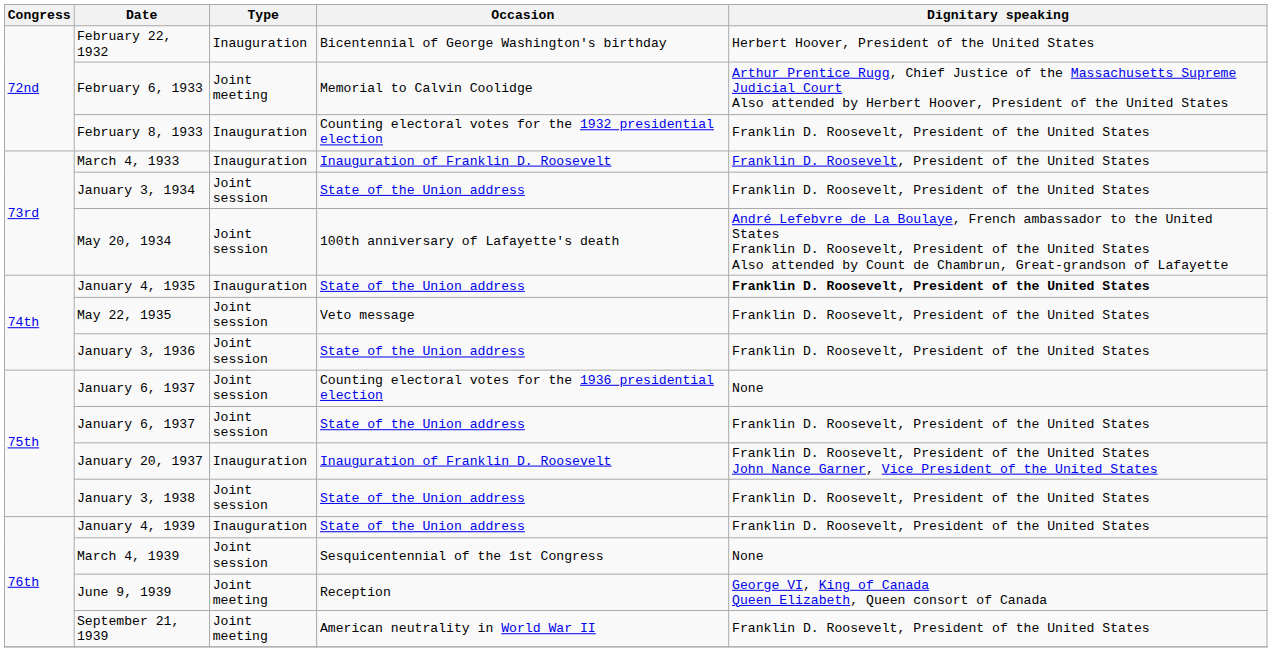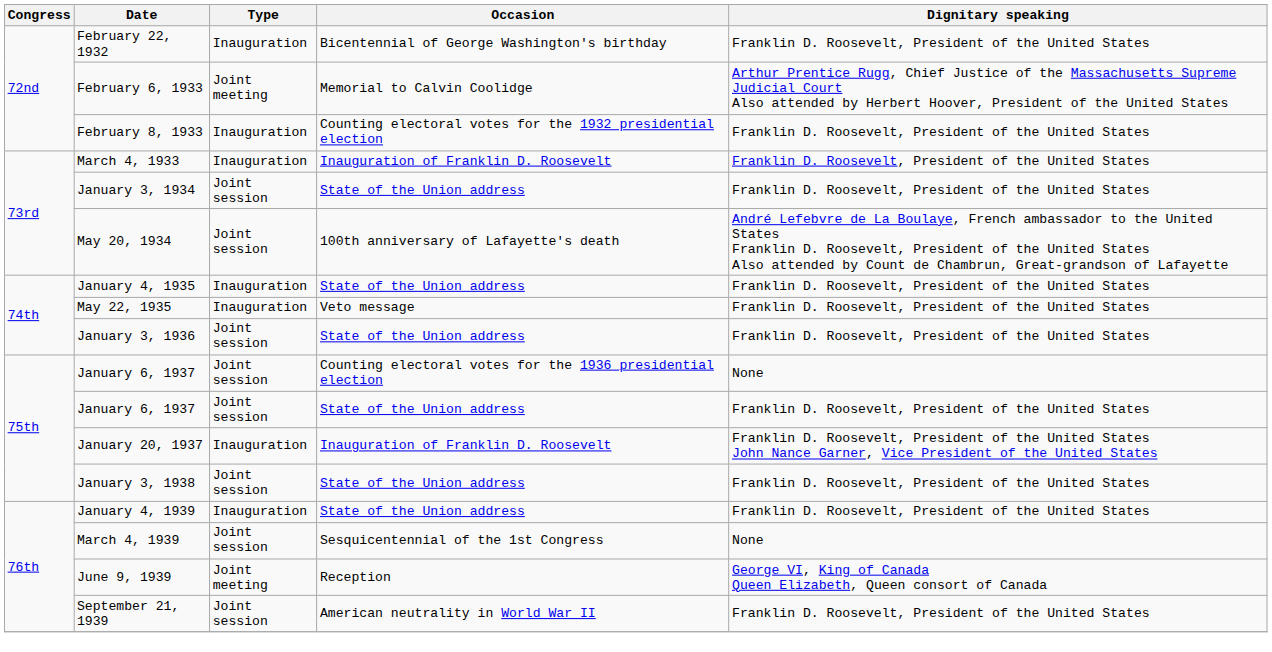(913, 44) Herbert Hoover, President of the United States -> (941, 44) Franklin D. Roosevelt, President of the United States
(941, 286) bold -> (941, 286) normal
(240, 315) Joint session -> (260, 308) Inauguration
(240, 629) Joint meeting -> (240, 614) Joint session
